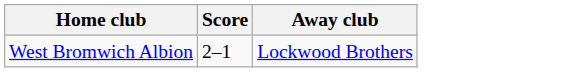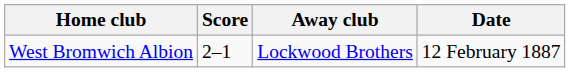+ column: (491, 19)
